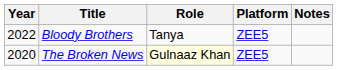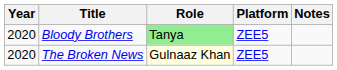(22, 34) 2022 -> (22, 34) 2020
(166, 34) no background -> (166, 34) lightgreen background
